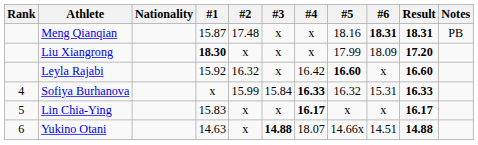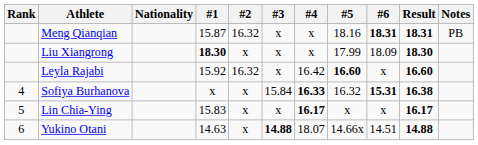(245, 33) 17.48 -> (245, 33) 16.32
(419, 52) 17.20 -> (419, 52) 18.30
(245, 91) 15.99 -> (245, 91) x
(383, 91) normal -> (383, 91) bold
(419, 91) 16.33 -> (419, 91) 16.38
